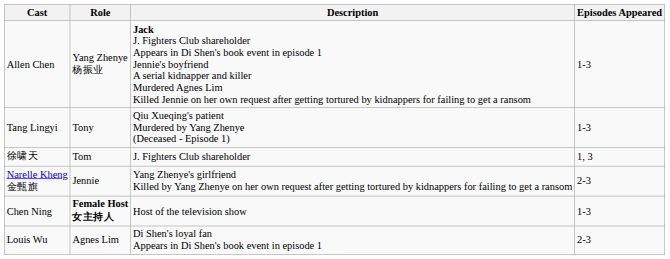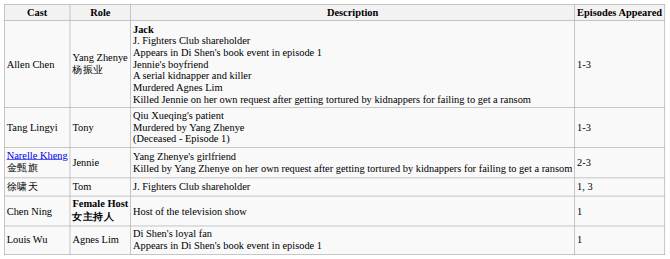rows swapped: (37, 180) <-> (22, 156)
(584, 211) 1-3 -> (580, 211) 1
(584, 240) 2-3 -> (580, 240) 1
